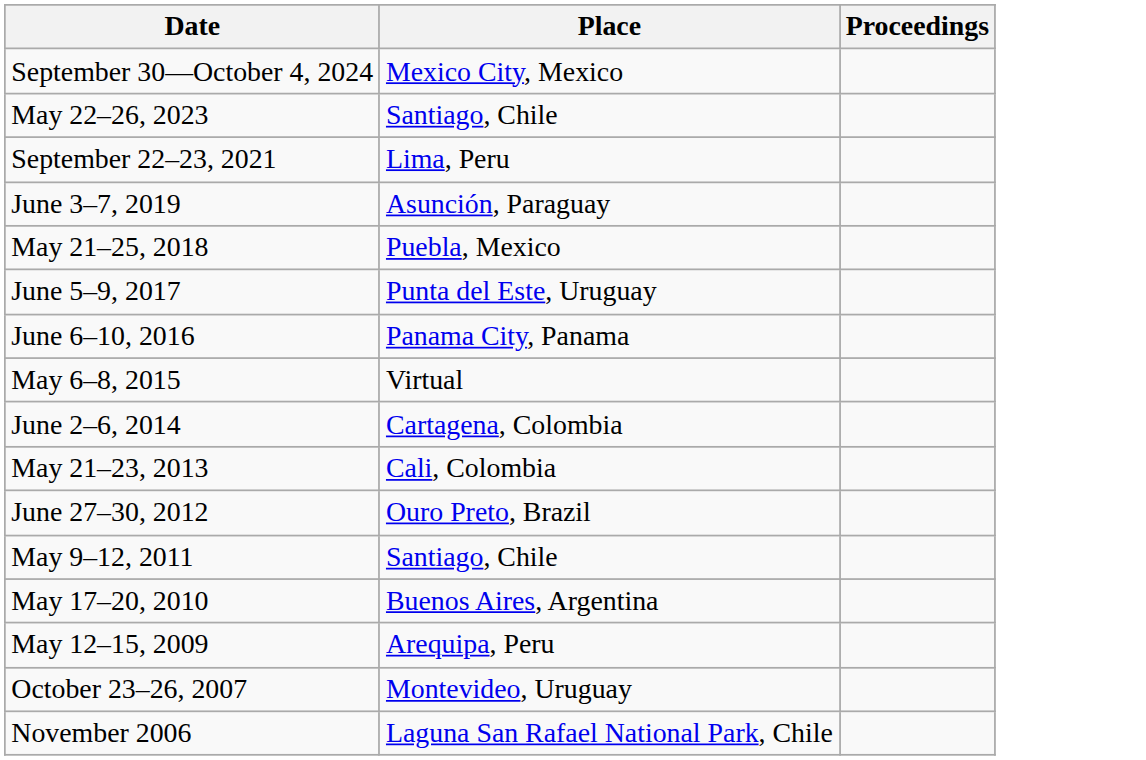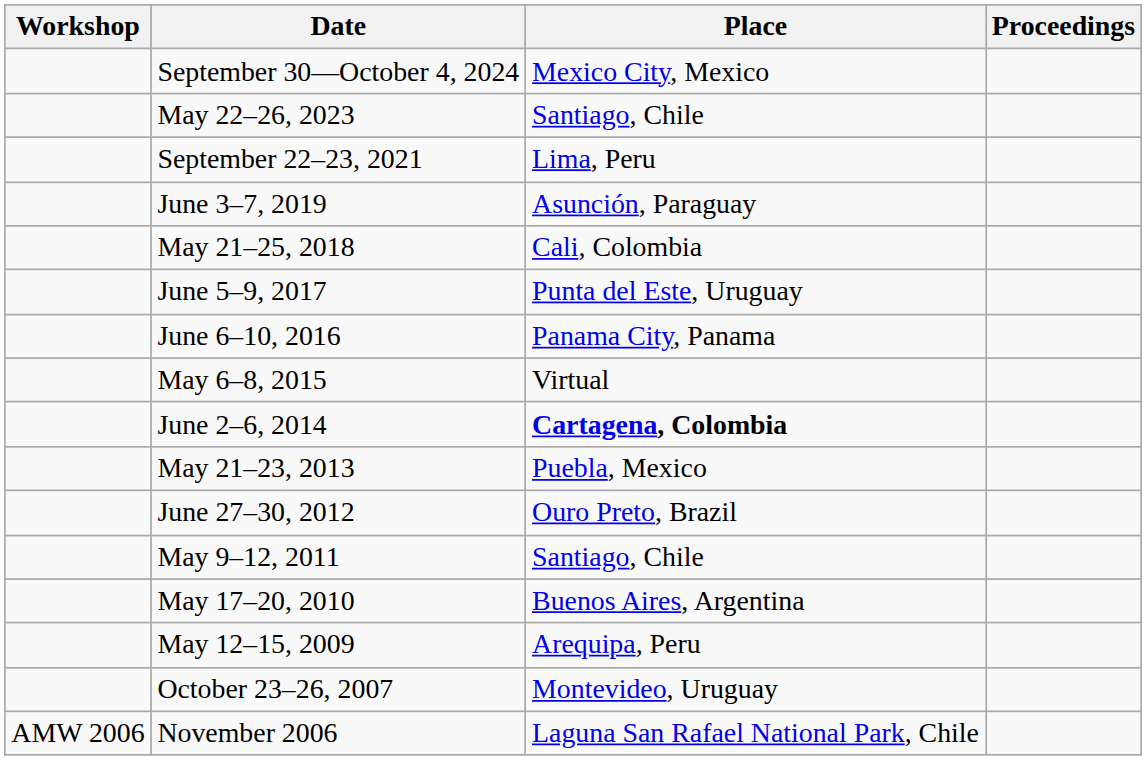+ column: (78, 26)
(473, 247) Puebla, Mexico -> (617, 247) Cali, Colombia
(504, 423) normal -> (660, 423) bold
(471, 468) Cali, Colombia -> (619, 468) Puebla, Mexico
